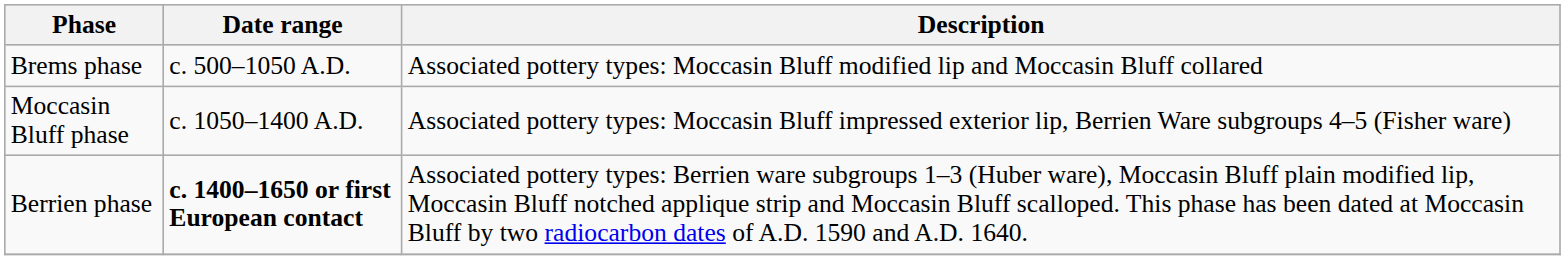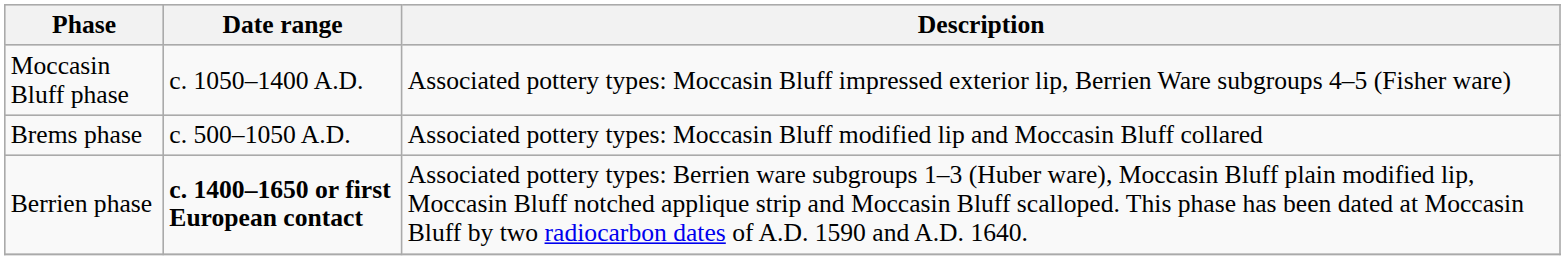rows swapped: (76, 65) <-> (70, 120)
